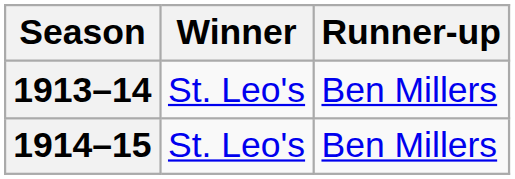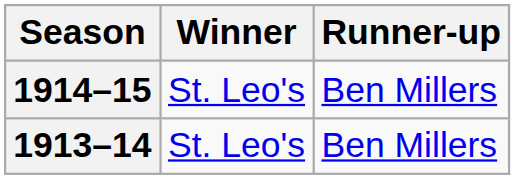rows swapped: (82, 88) <-> (82, 145)
